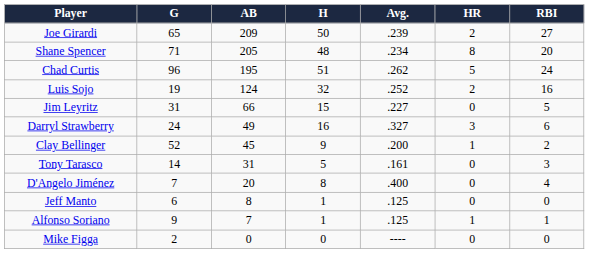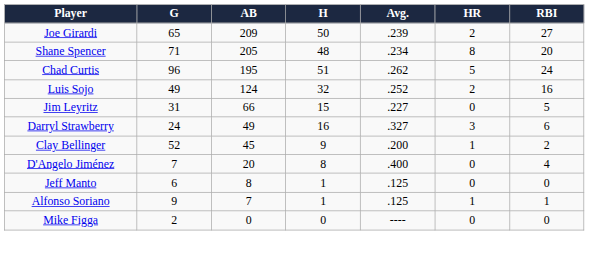(174, 88) 19 -> (174, 88) 49
- row: (71, 164)
